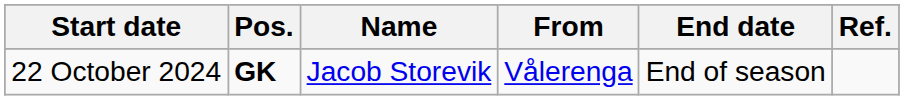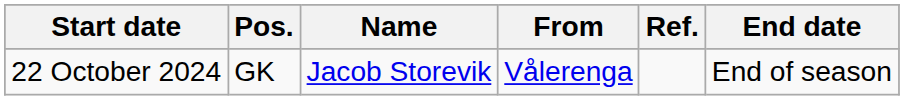columns swapped: (736, 26) <-> (865, 26)
(255, 71) bold -> (254, 71) normal
